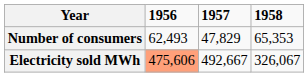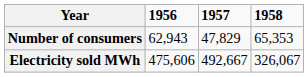(168, 38) 62,493 -> (168, 38) 62,943
(172, 60) lightsalmon background -> (172, 60) no background
